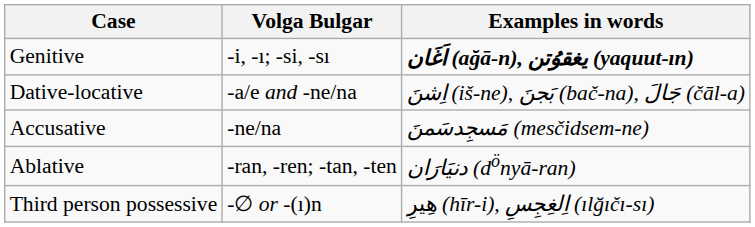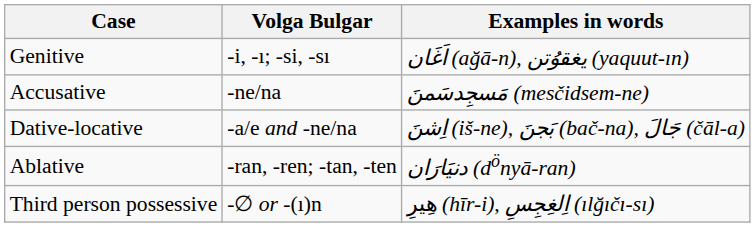(550, 57) bold -> (548, 57) normal
rows swapped: (58, 127) <-> (76, 92)
